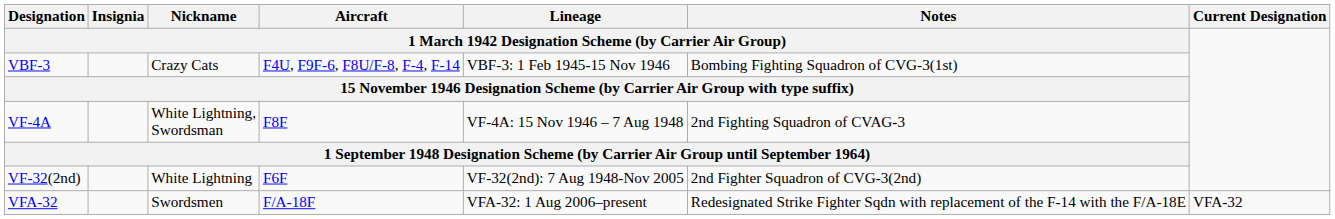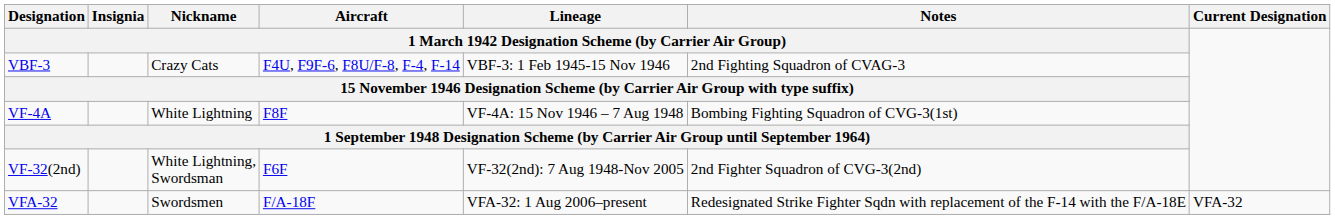(824, 64) Bombing Fighting Squadron of CVG-3(1st) -> (798, 64) 2nd Fighting Squadron of CVAG-3
(204, 121) White Lightning, Swordsman -> (202, 112) White Lightning
(798, 121) 2nd Fighting Squadron of CVAG-3 -> (824, 112) Bombing Fighting Squadron of CVG-3(1st)
(202, 178) White Lightning -> (204, 169) White Lightning, Swordsman
